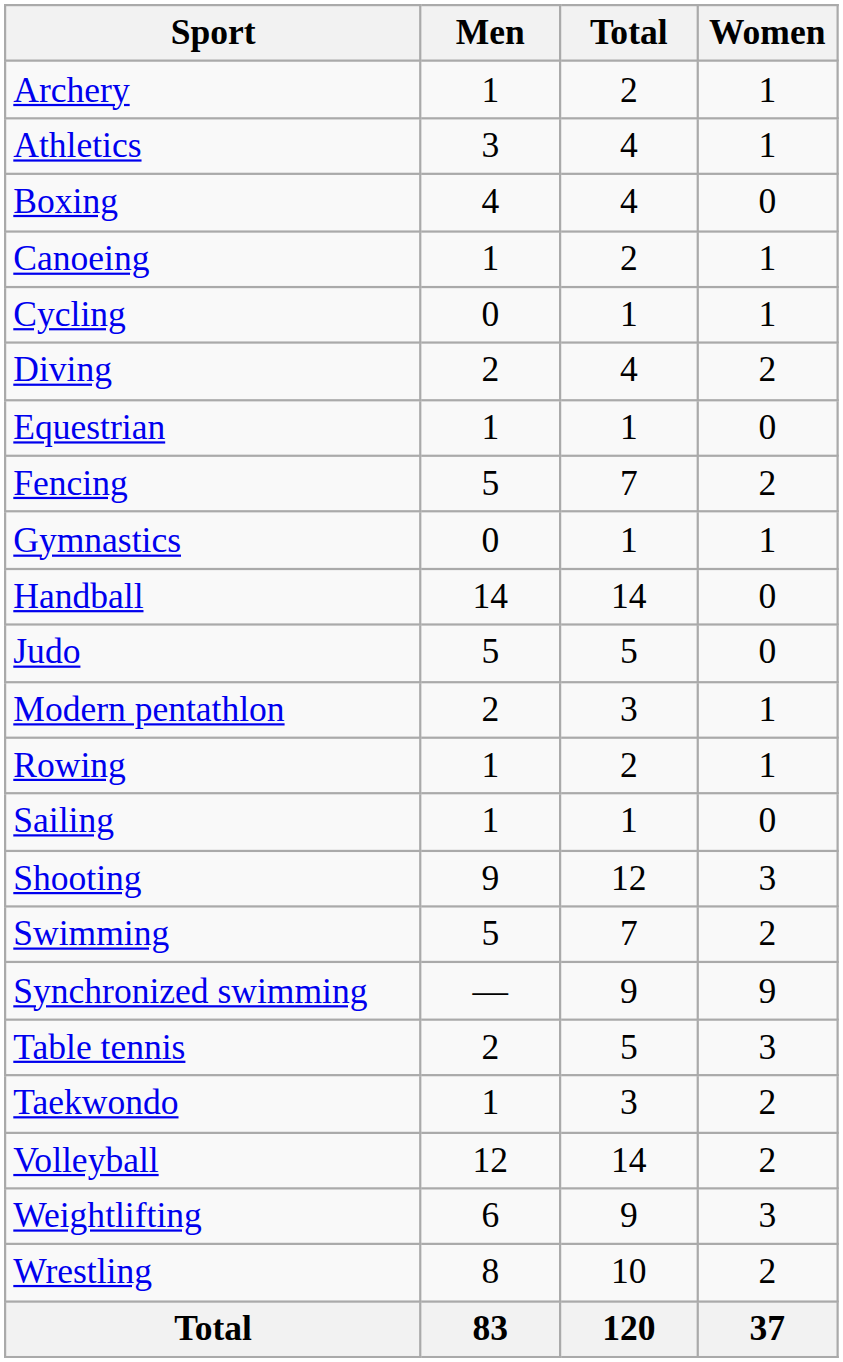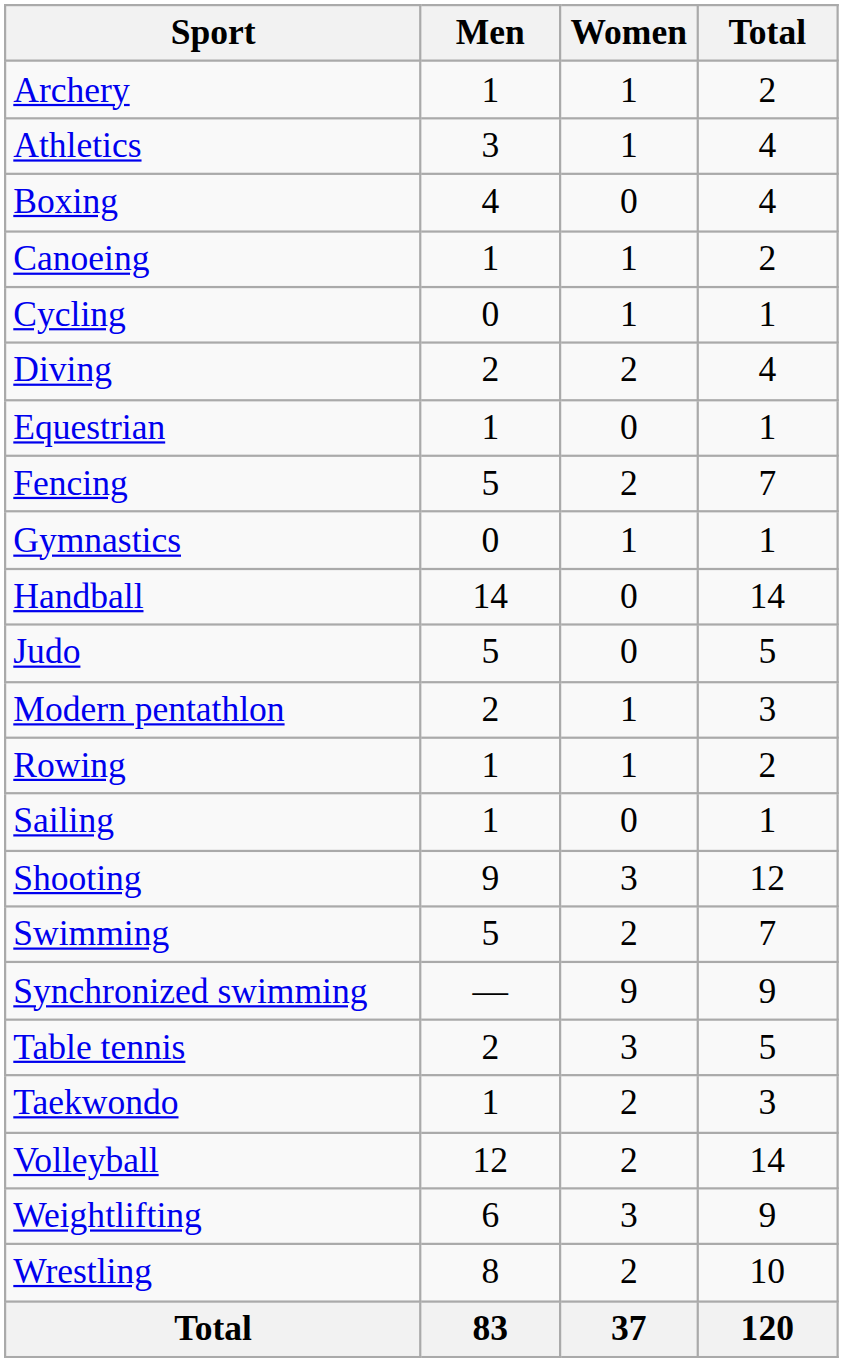columns swapped: (767, 32) <-> (629, 32)
